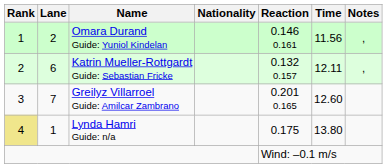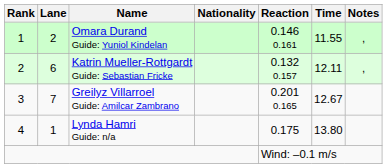(328, 37) 11.56 -> (328, 37) 11.55
(328, 99) 12.60 -> (328, 99) 12.67
(21, 130) khaki background -> (21, 130) no background
